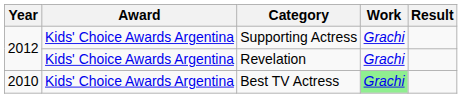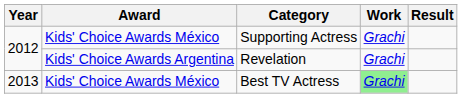(139, 37) Kids' Choice Awards Argentina -> (132, 37) Kids' Choice Awards México
(23, 81) 2010 -> (23, 81) 2013
(139, 81) Kids' Choice Awards Argentina -> (132, 81) Kids' Choice Awards México
